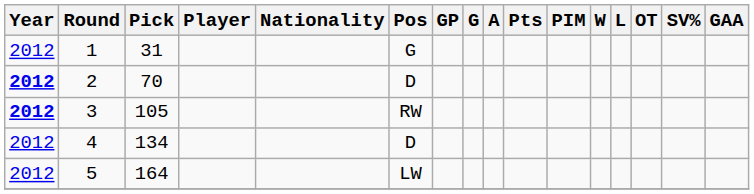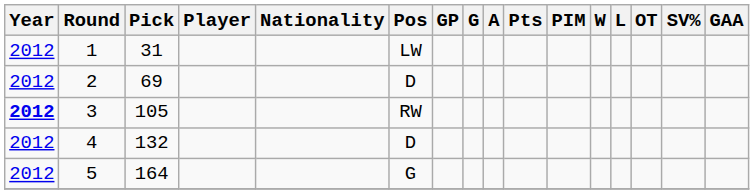(410, 51) G -> (410, 51) LW
(32, 82) bold -> (32, 82) normal
(152, 82) 70 -> (152, 82) 69
(152, 143) 134 -> (152, 143) 132
(410, 174) LW -> (410, 174) G
